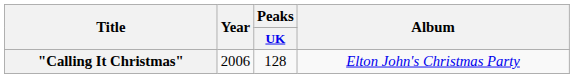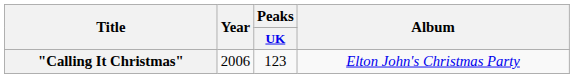(275, 61) 128 -> (275, 61) 123
